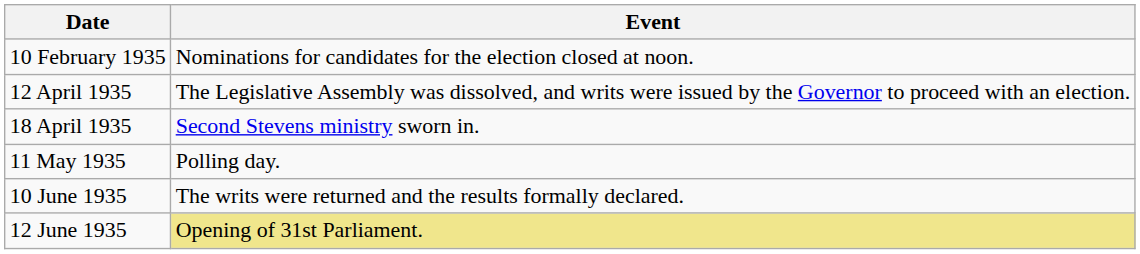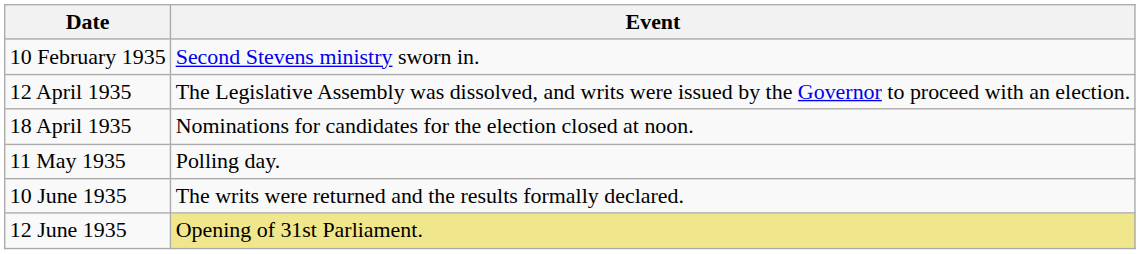(435, 56) Nominations for candidates for the election closed at noon. -> (328, 56) Second Stevens ministry sworn in.
(328, 126) Second Stevens ministry sworn in. -> (435, 126) Nominations for candidates for the election closed at noon.
